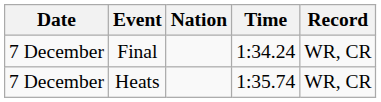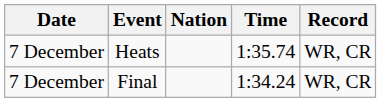rows swapped: (137, 81) <-> (137, 50)
